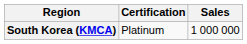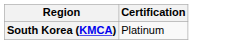- column: (215, 13)
